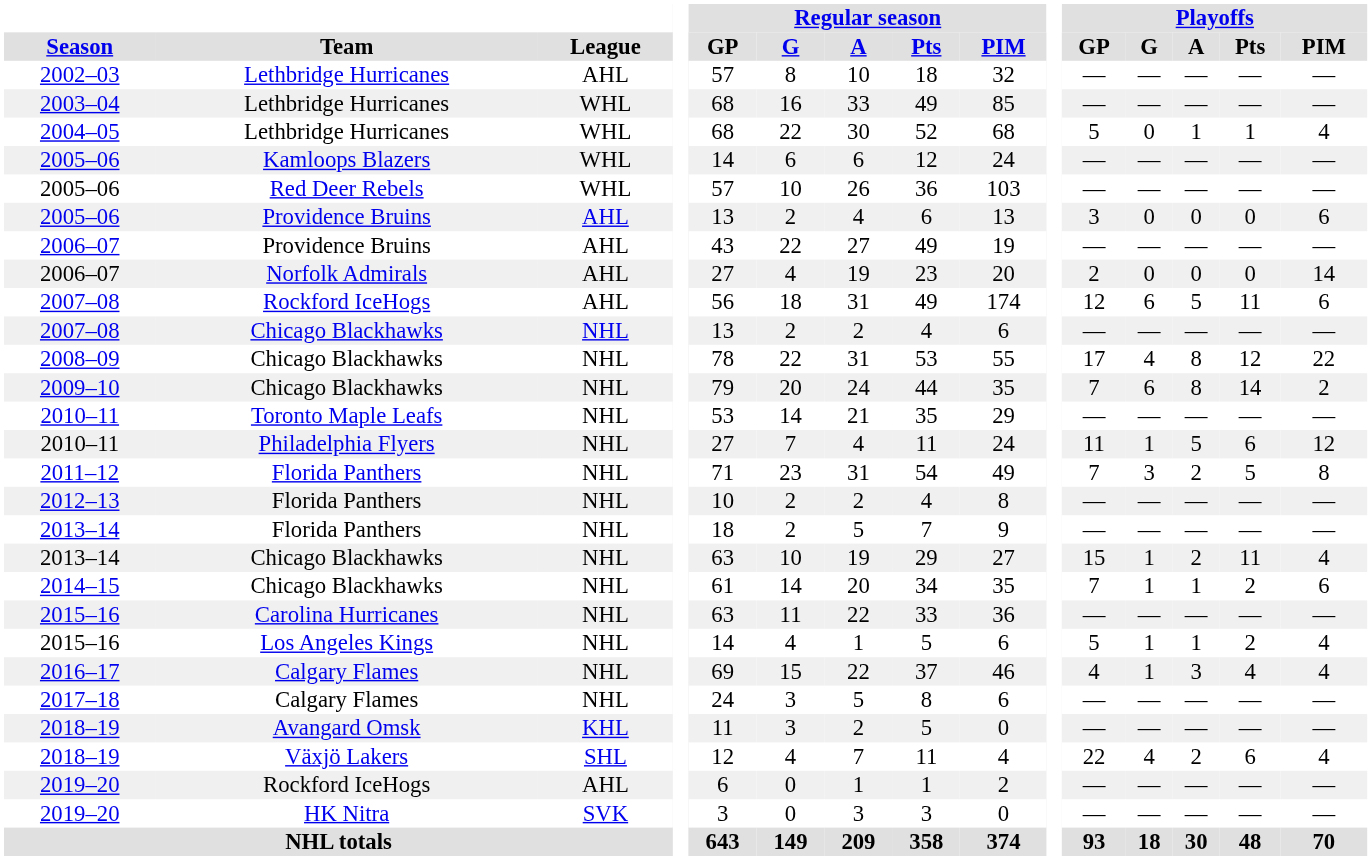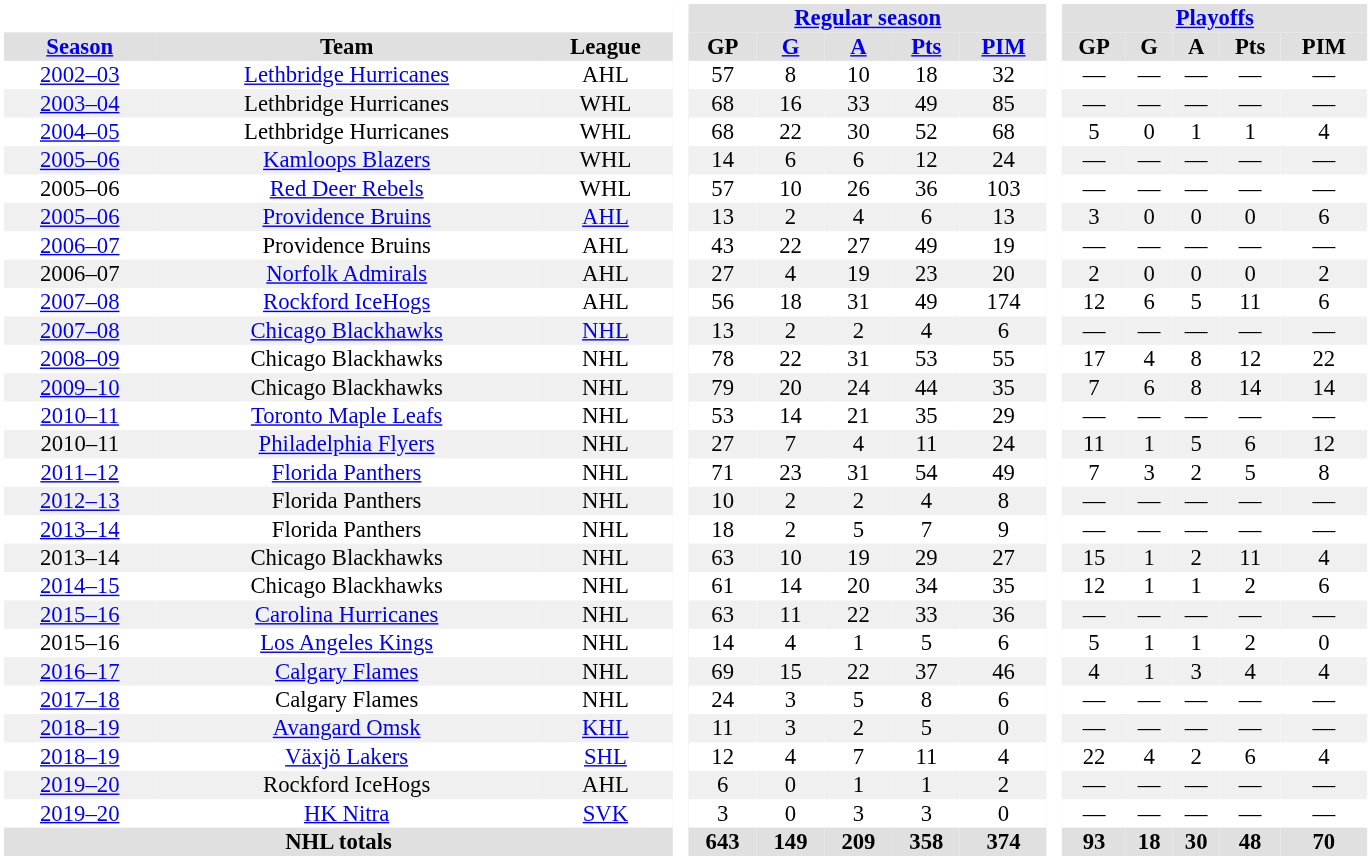(1324, 273) 14 -> (1324, 273) 2
(1324, 387) 2 -> (1324, 387) 14
(1094, 585) 7 -> (1094, 585) 12
(1324, 642) 4 -> (1324, 642) 0
